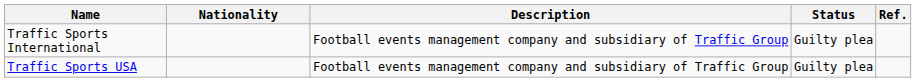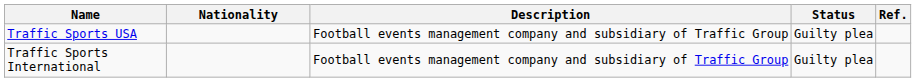rows swapped: (58, 41) <-> (72, 67)
